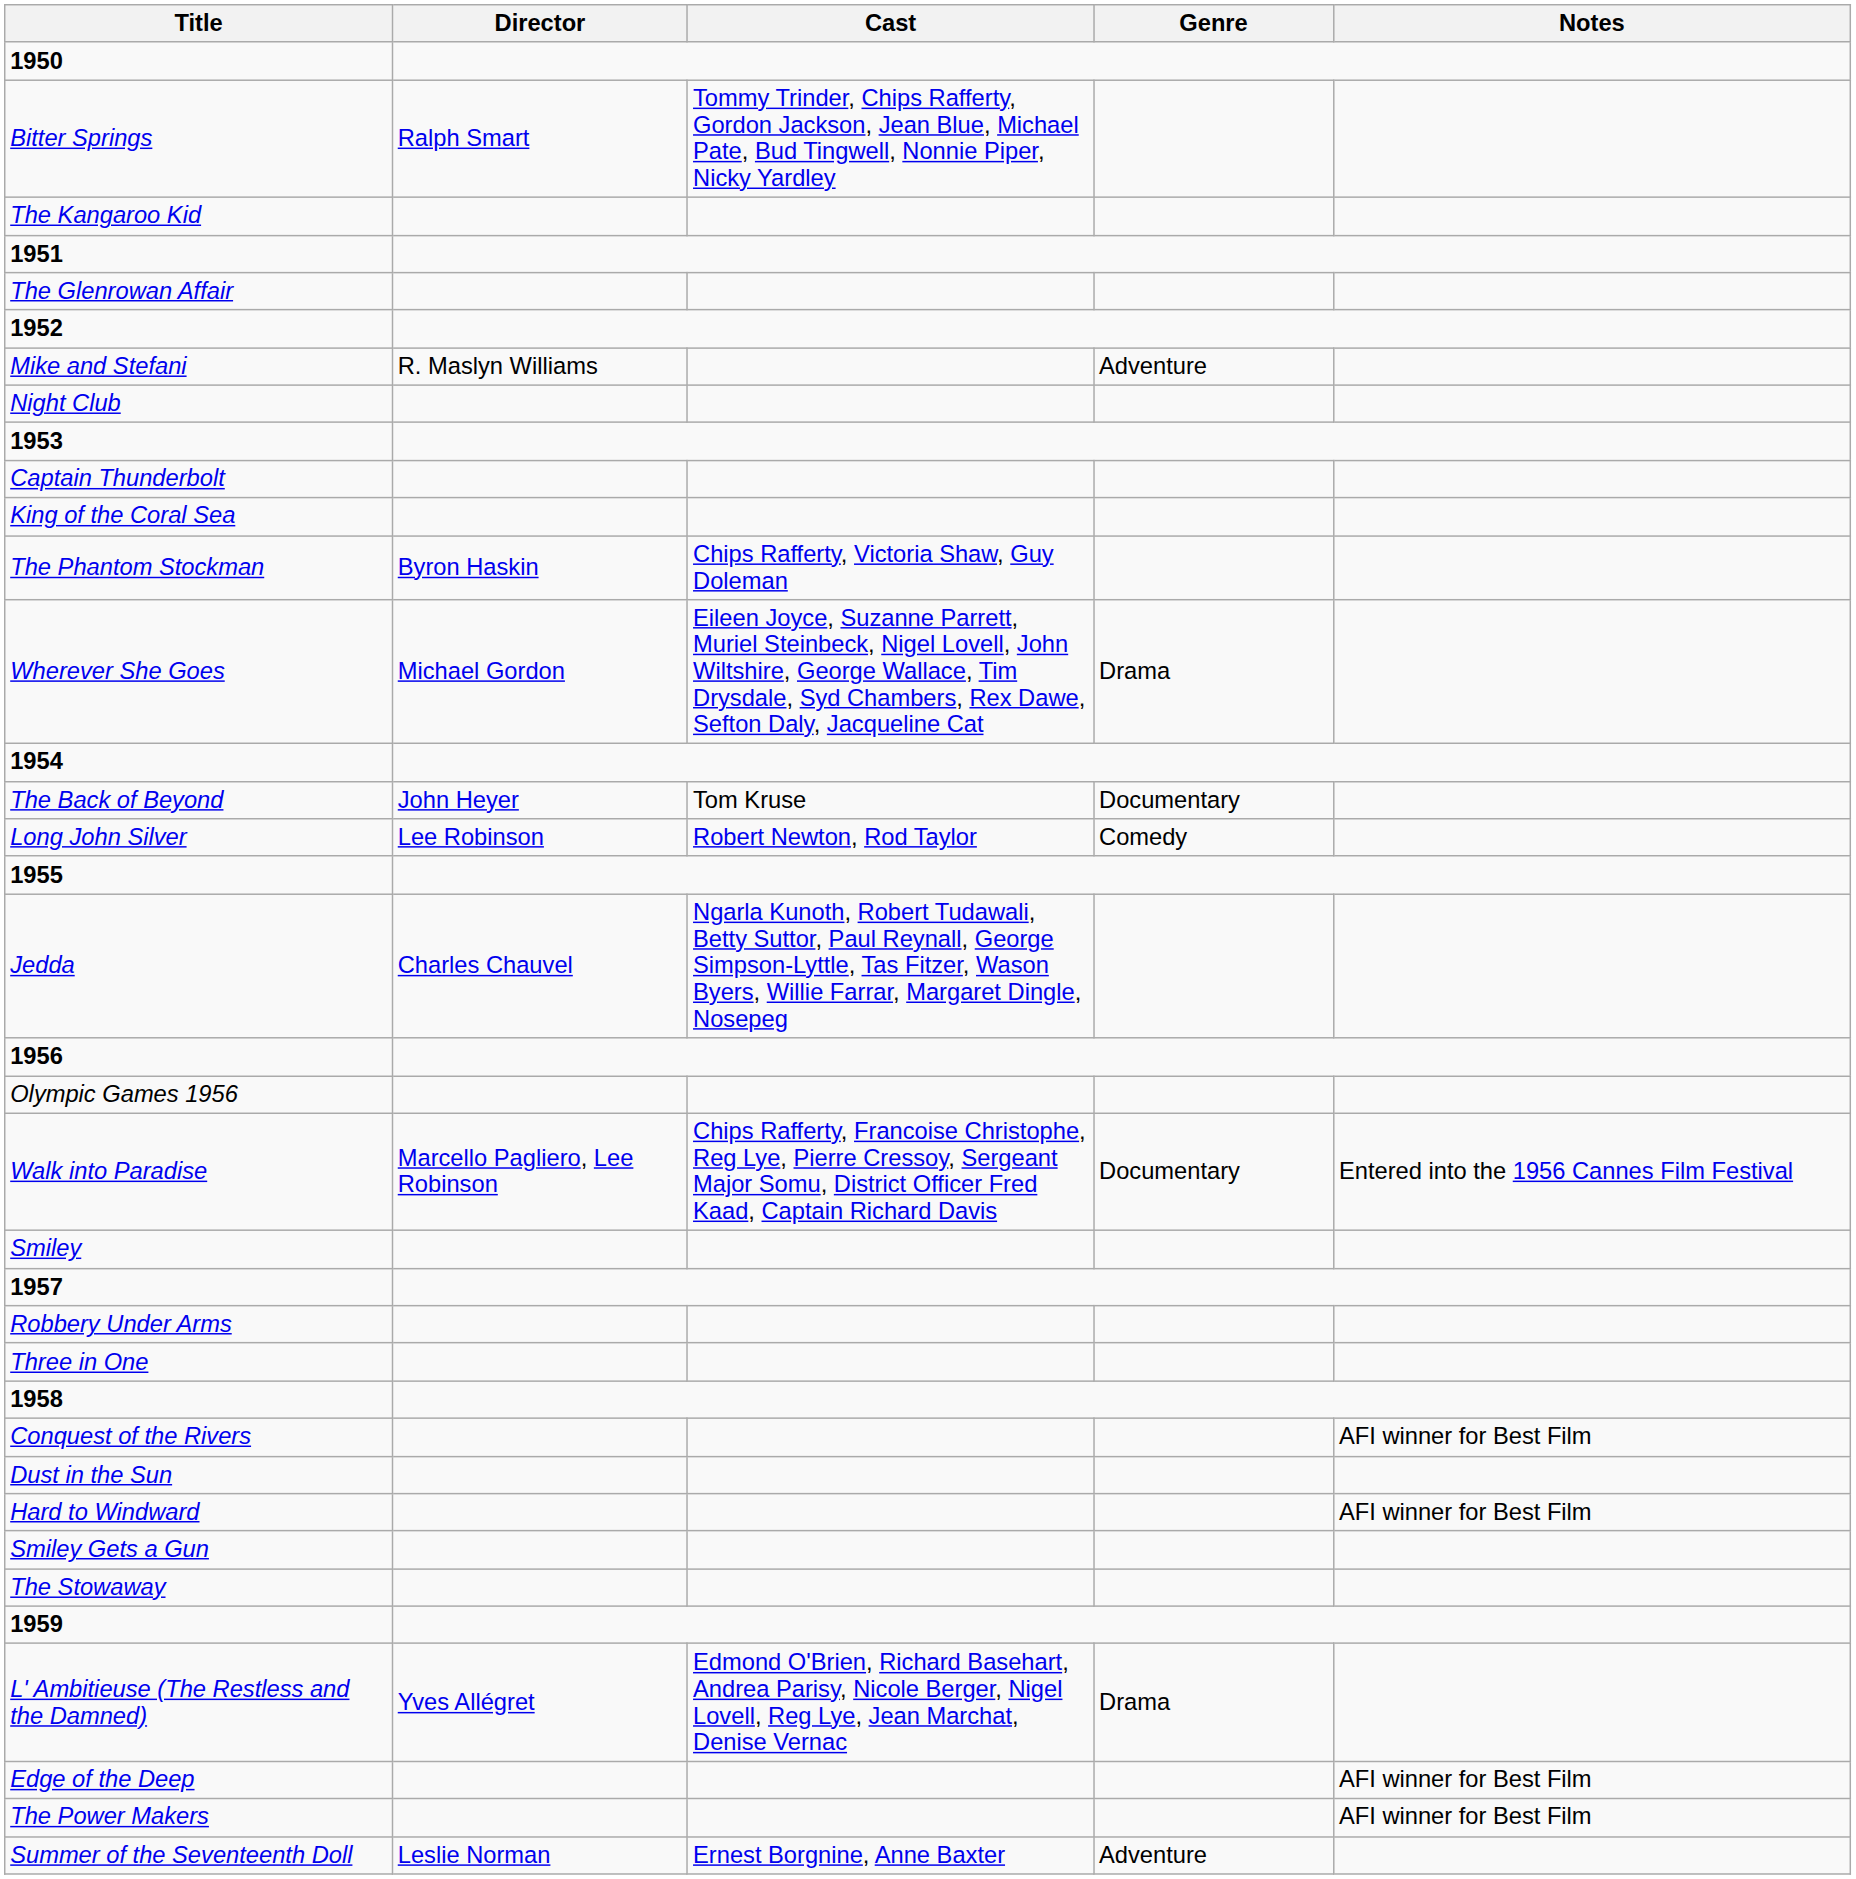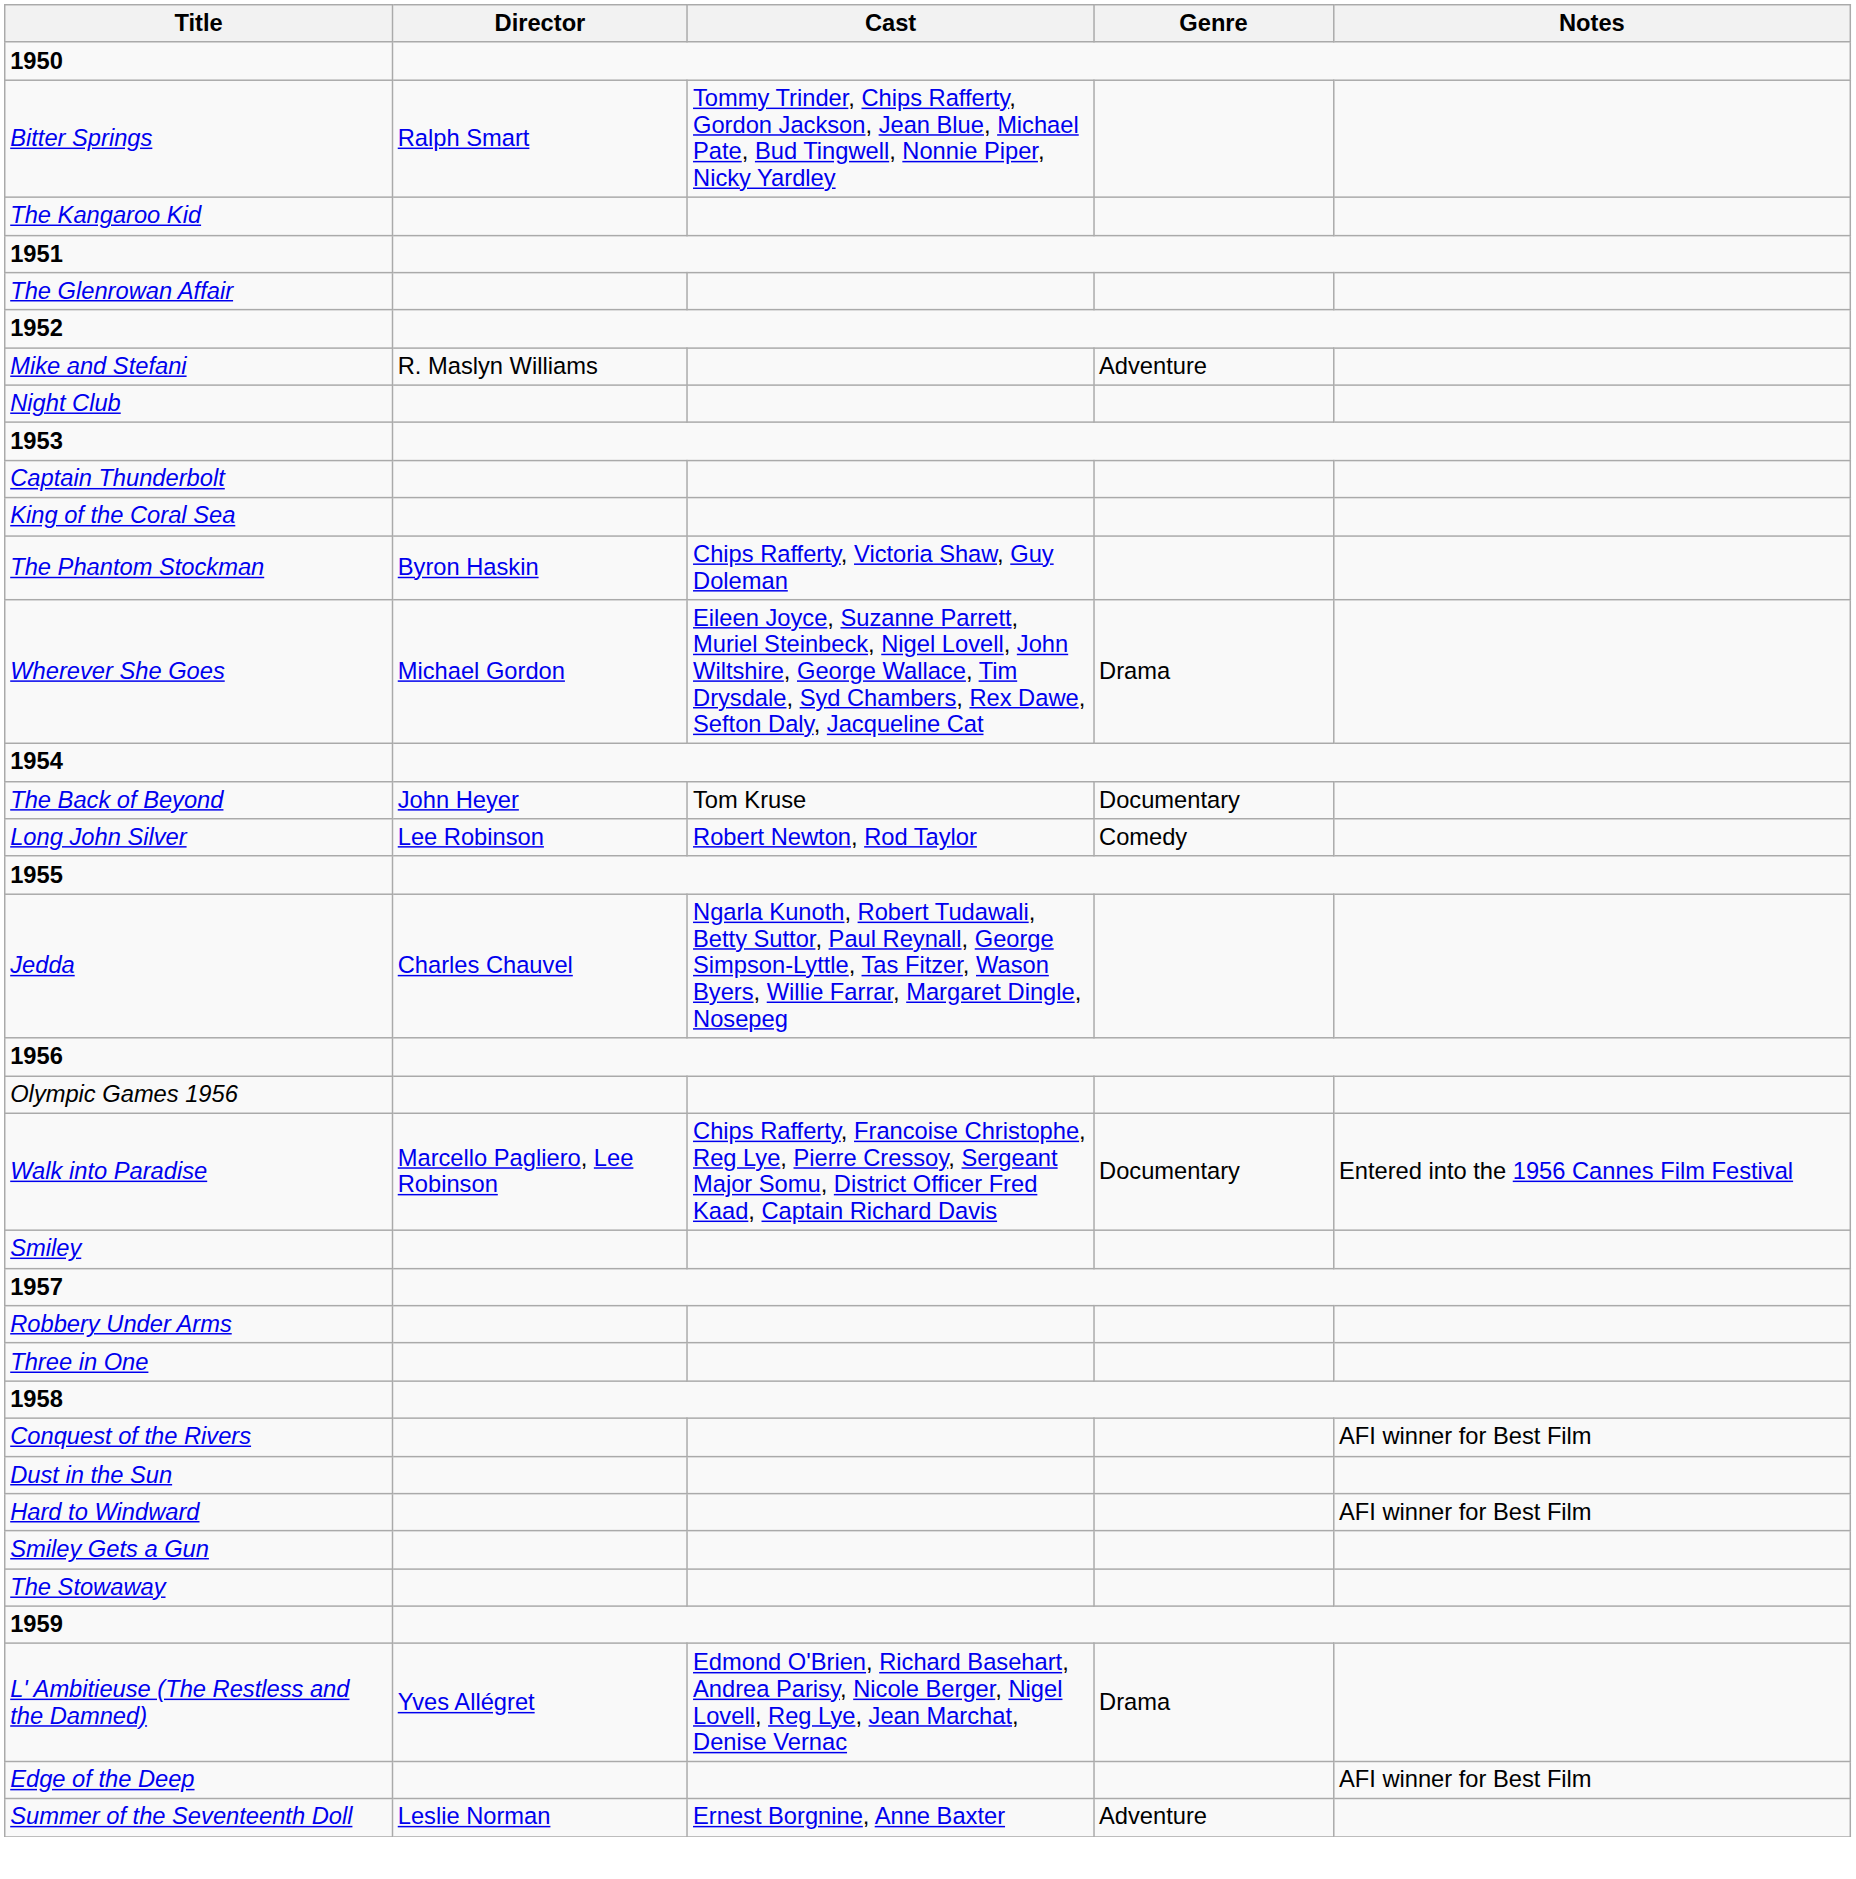- row: (110, 1817)
